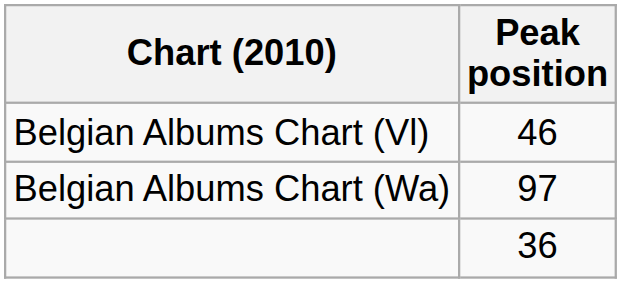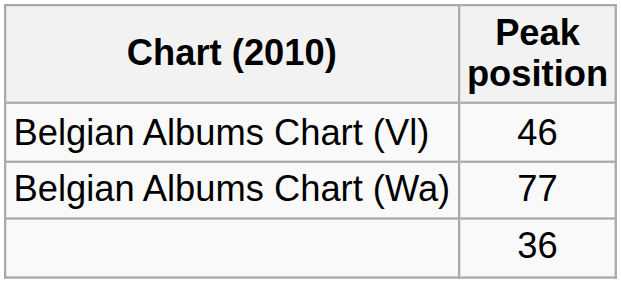(538, 189) 97 -> (538, 189) 77
